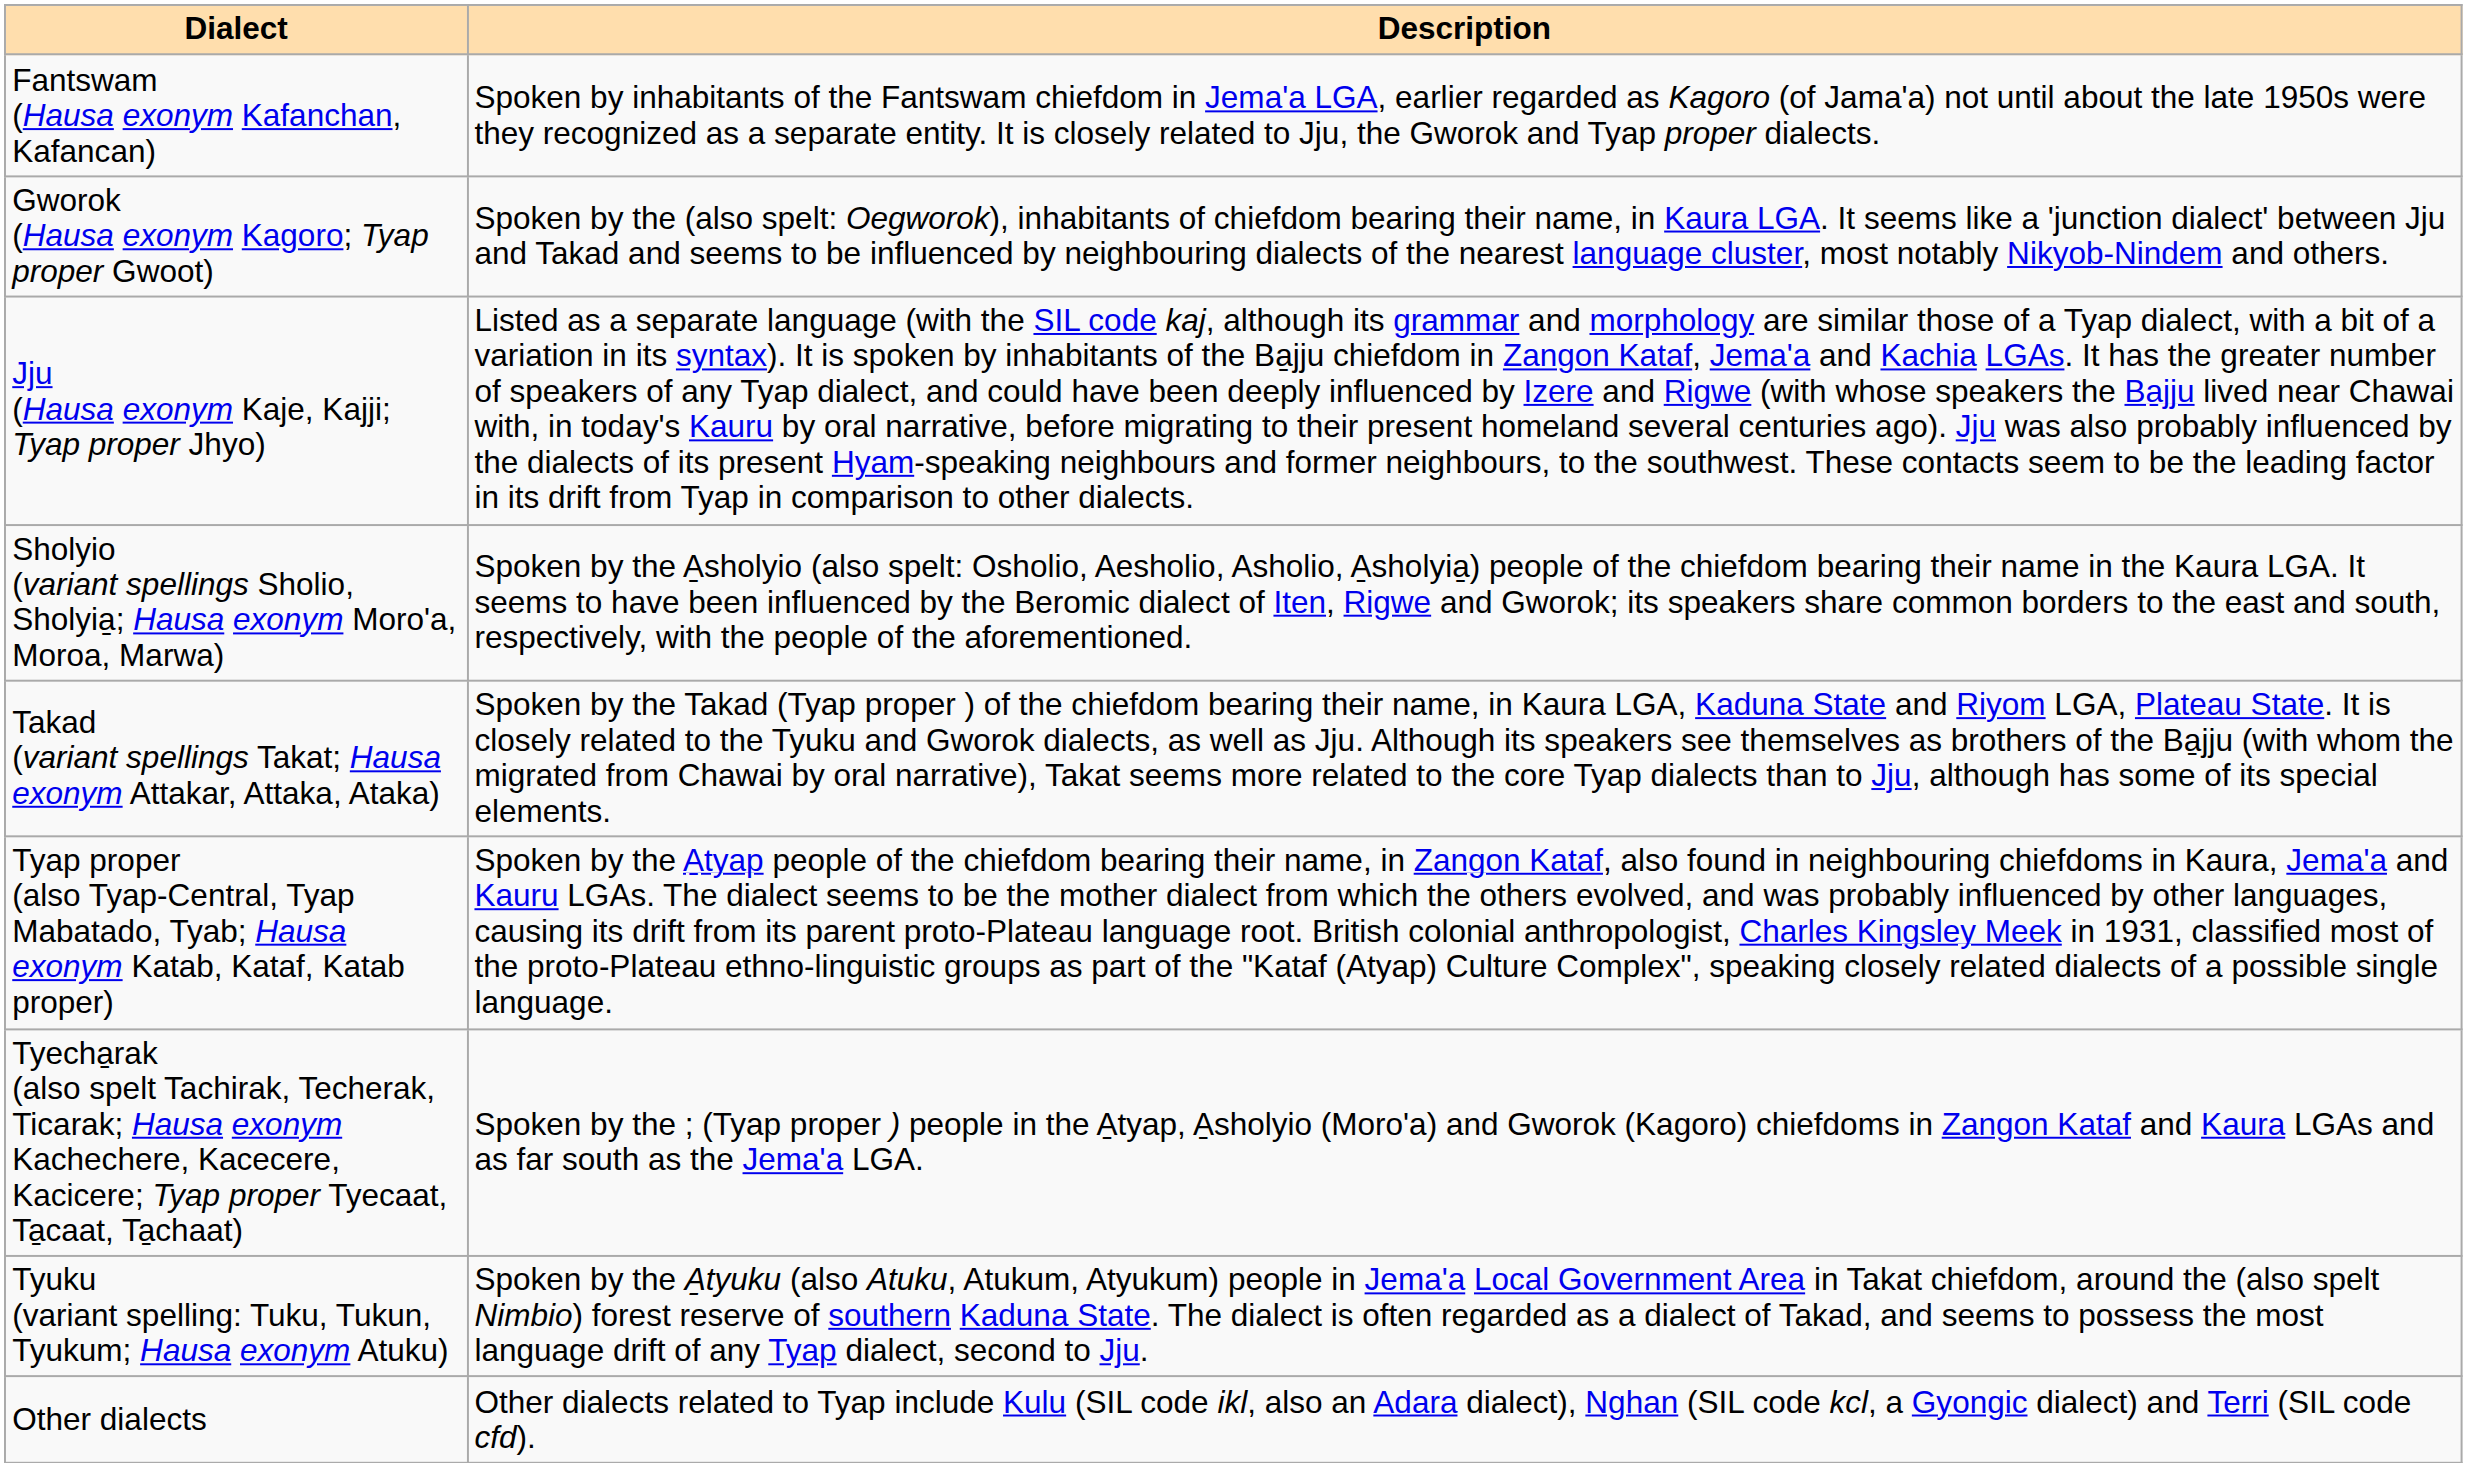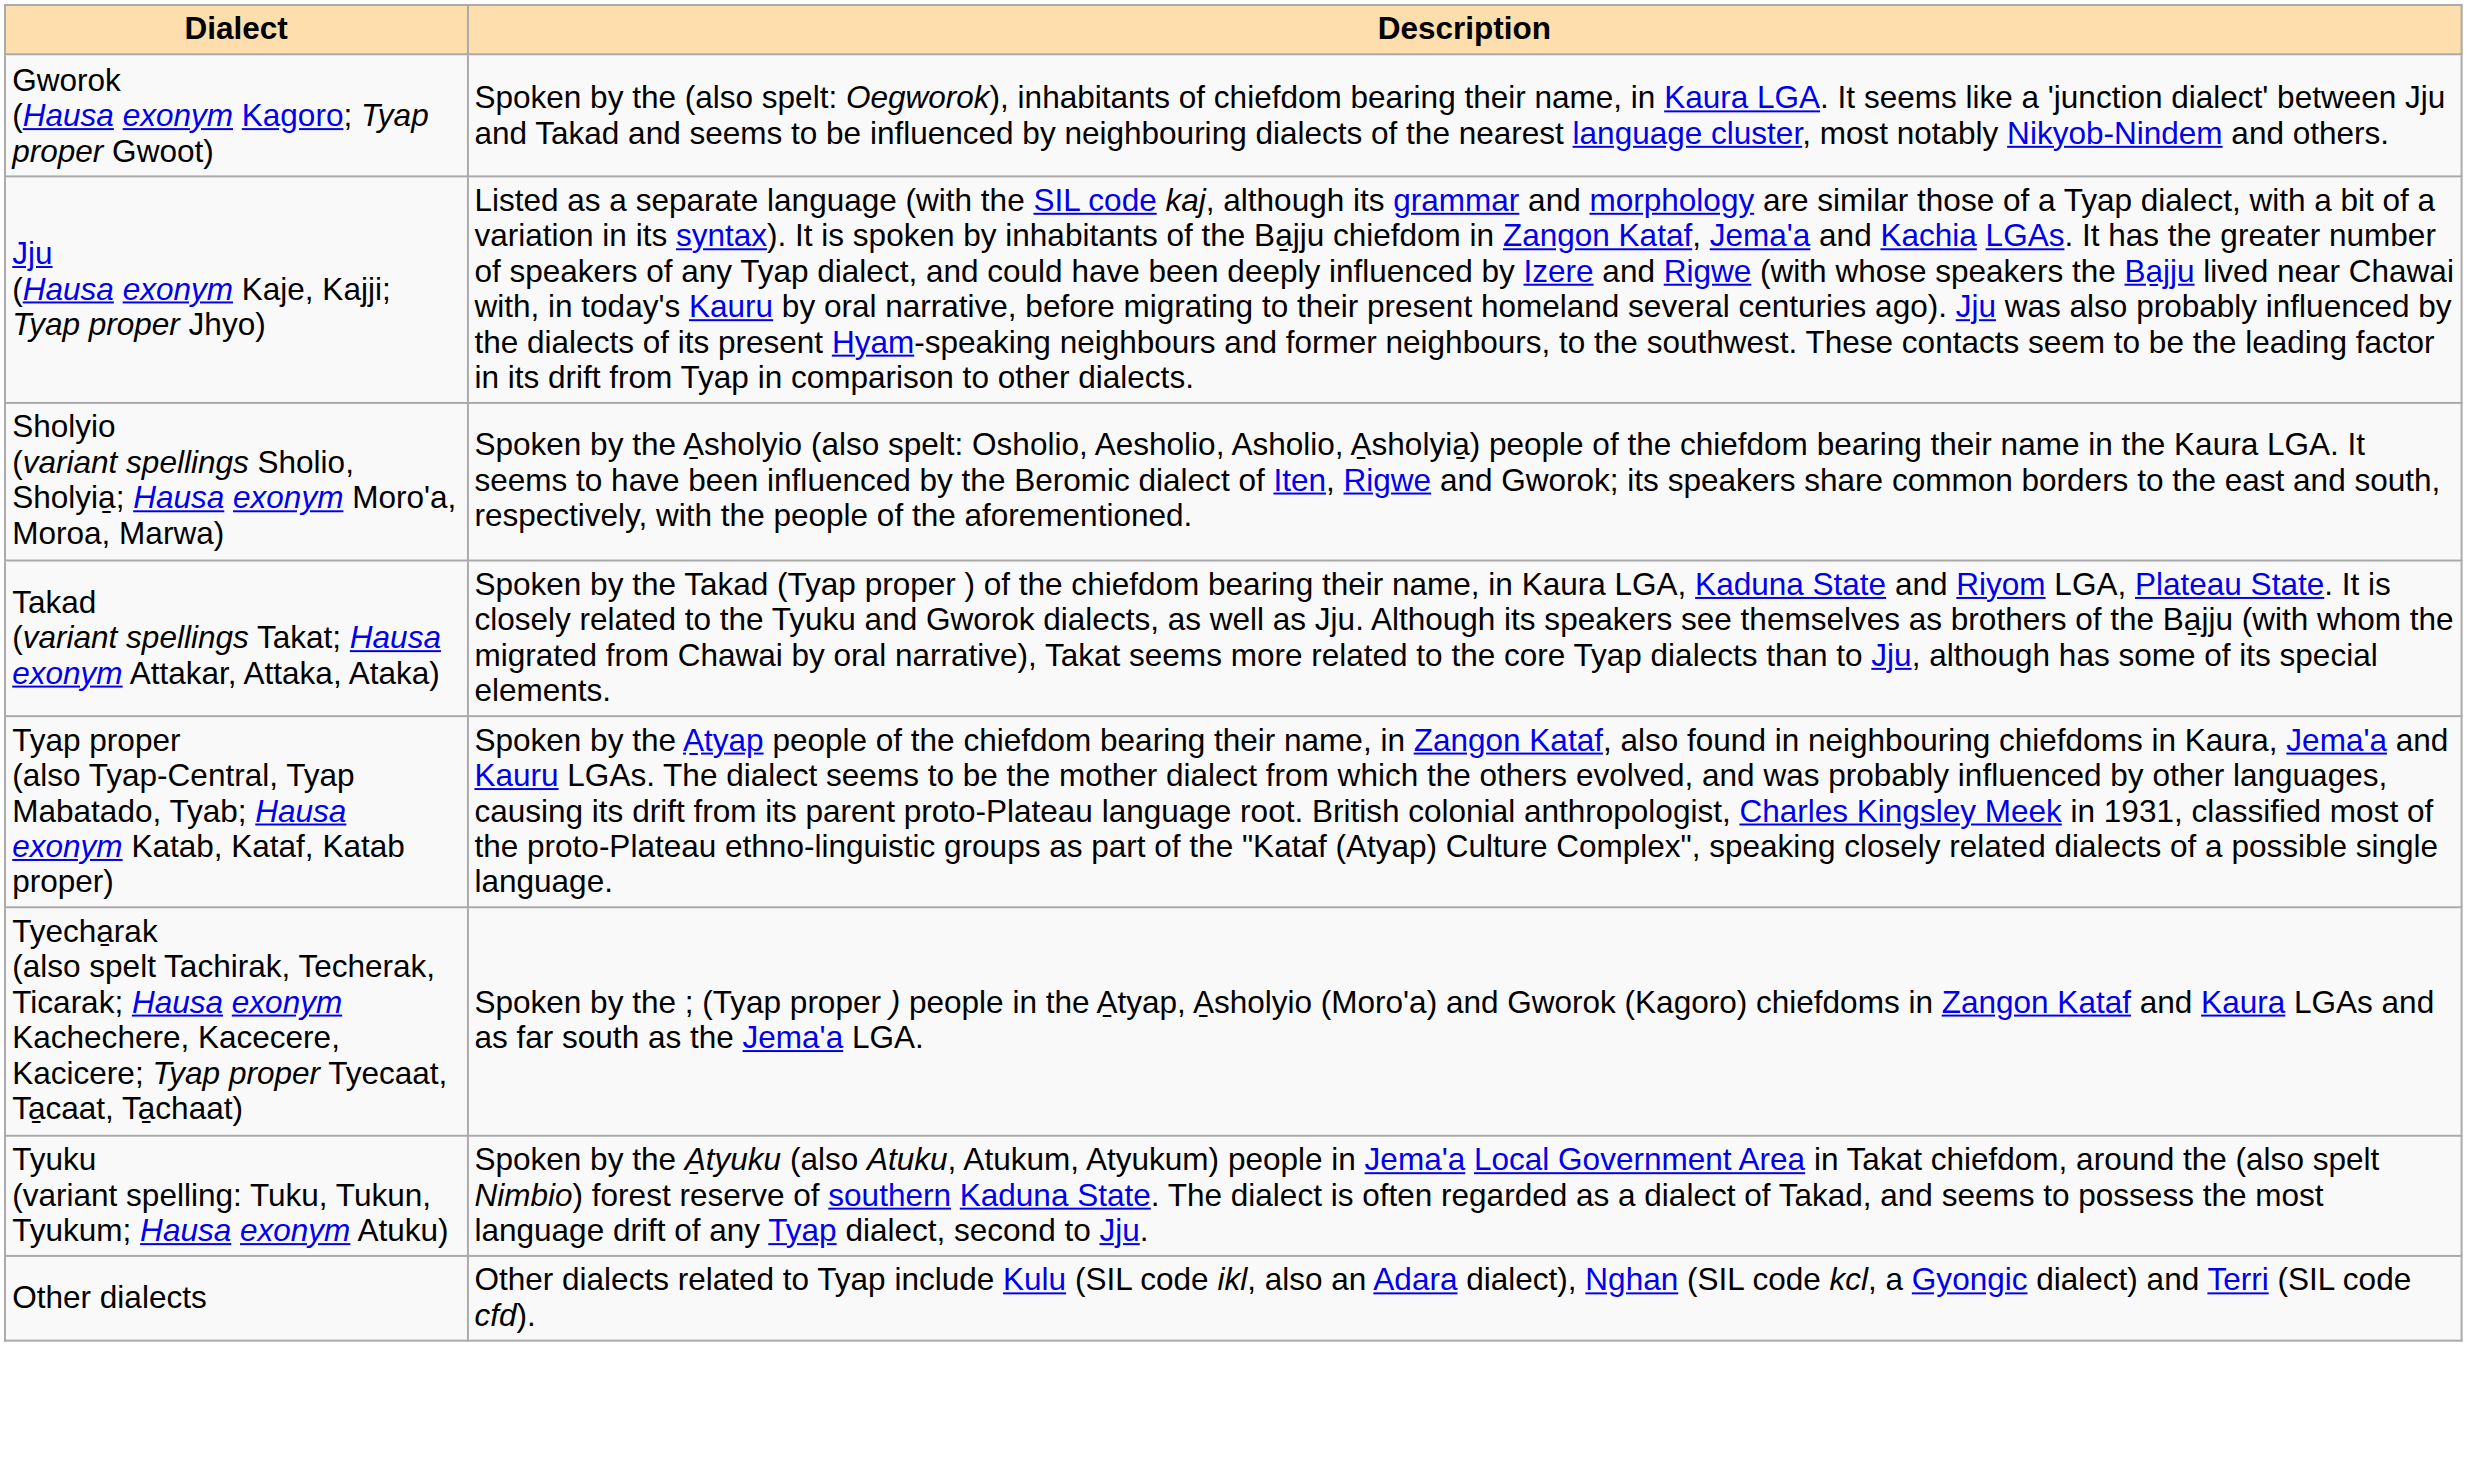- row: (207, 114)
